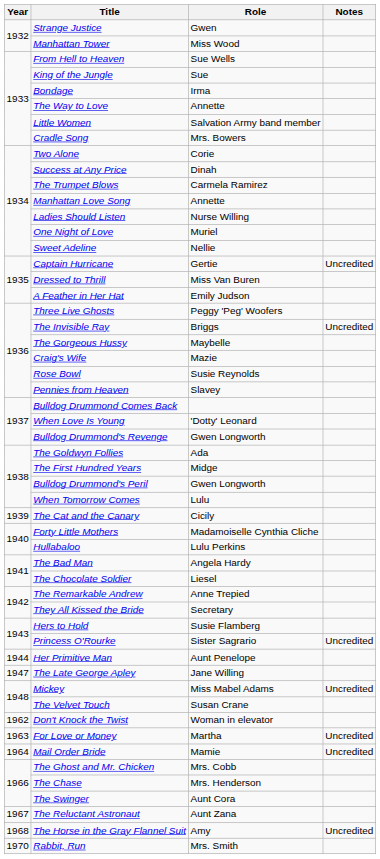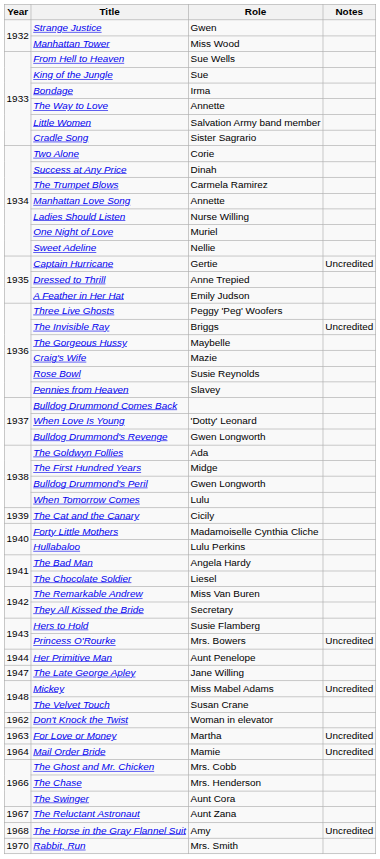(218, 138) Mrs. Bowers -> (223, 138) Sister Sagrario
(225, 279) Miss Van Buren -> (220, 279) Anne Trepied
(220, 594) Anne Trepied -> (225, 594) Miss Van Buren
(223, 641) Sister Sagrario -> (218, 641) Mrs. Bowers
